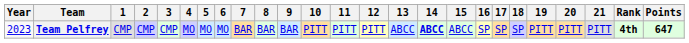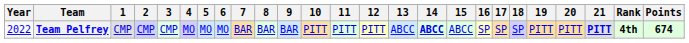(19, 30) 2023 -> (19, 30) 2022
(599, 30) normal -> (599, 30) bold
(664, 30) 647 -> (664, 30) 674
